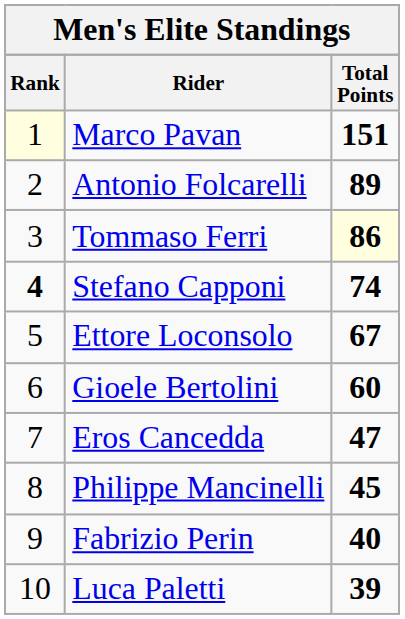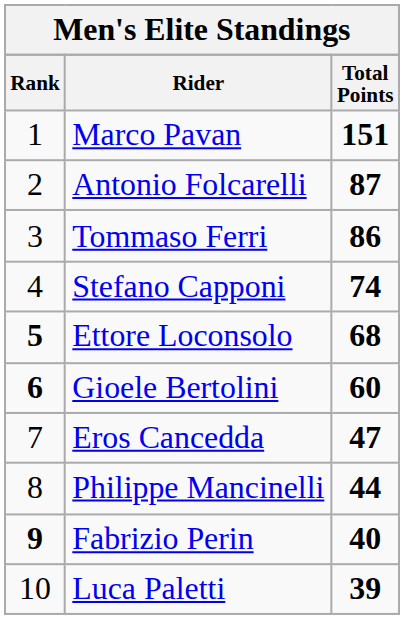(35, 134) lightyellow background -> (35, 134) no background
(365, 184) 89 -> (365, 184) 87
(365, 235) lightyellow background -> (365, 235) no background
(35, 285) bold -> (35, 285) normal
(35, 336) normal -> (35, 336) bold
(365, 336) 67 -> (365, 336) 68
(35, 386) normal -> (35, 386) bold
(365, 487) 45 -> (365, 487) 44
(35, 538) normal -> (35, 538) bold
